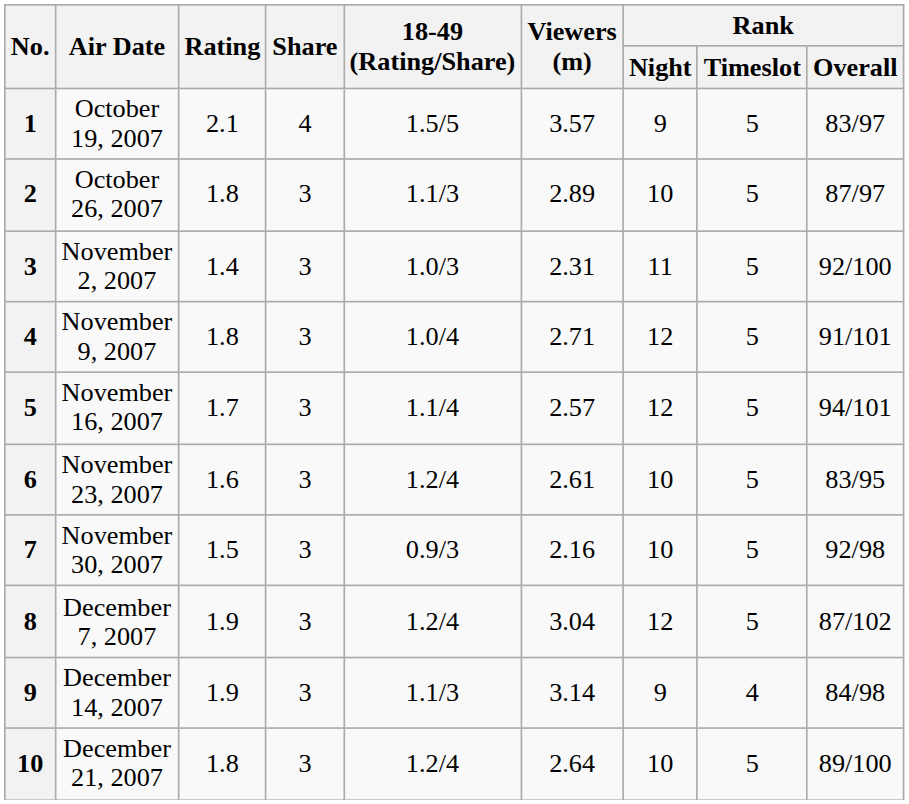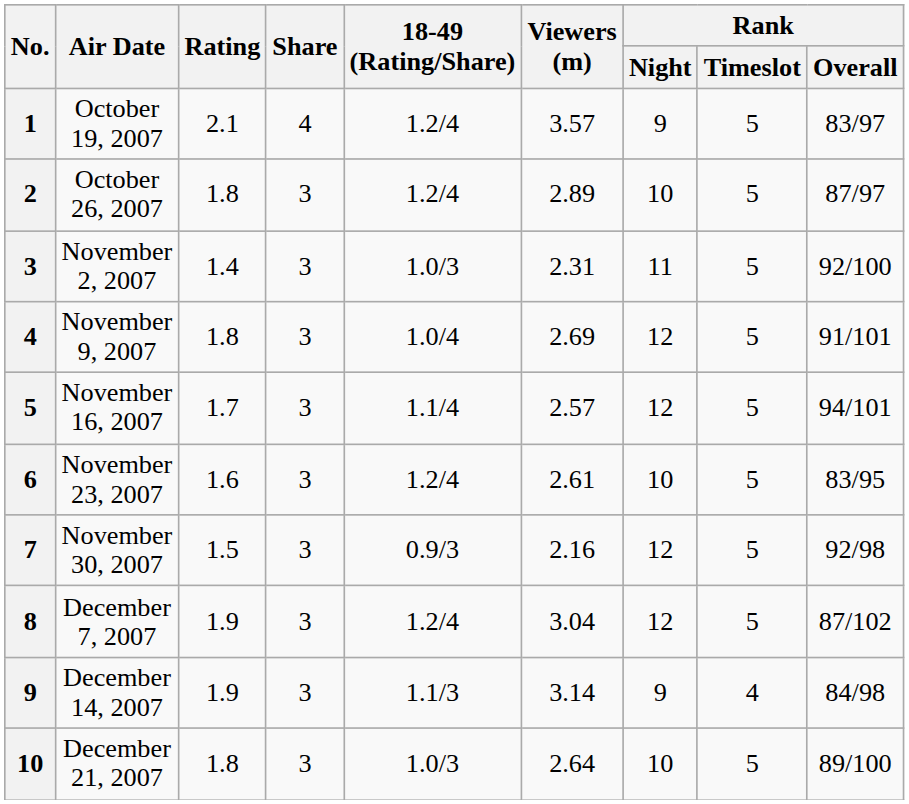(432, 123) 1.5/5 -> (432, 123) 1.2/4
(432, 194) 1.1/3 -> (432, 194) 1.2/4
(572, 336) 2.71 -> (572, 336) 2.69
(660, 550) 10 -> (660, 550) 12
(432, 763) 1.2/4 -> (432, 763) 1.0/3
